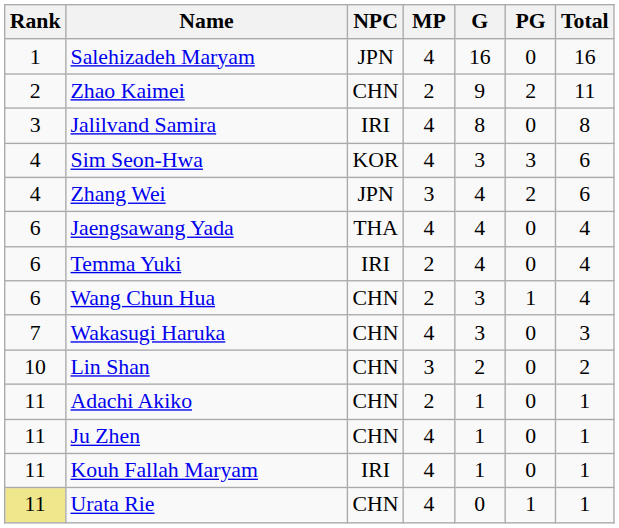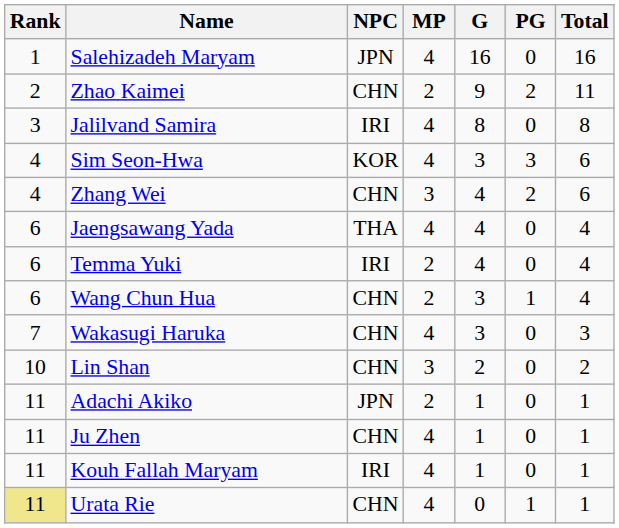(376, 194) JPN -> (376, 194) CHN
(376, 401) CHN -> (376, 401) JPN
